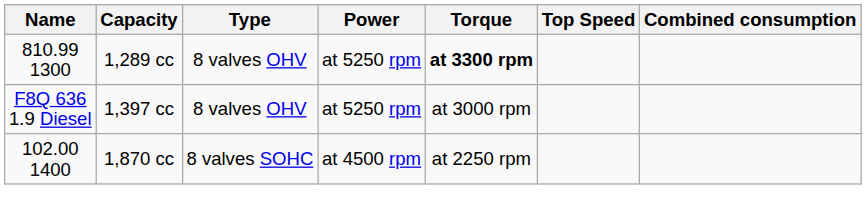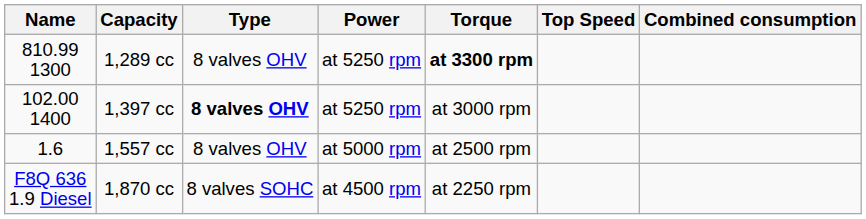(50, 109) F8Q 636 1.9 Diesel -> (50, 109) 102.00 1400
(250, 109) normal -> (250, 109) bold
+ row: (139, 149)
(50, 159) 102.00 1400 -> (50, 189) F8Q 636 1.9 Diesel
